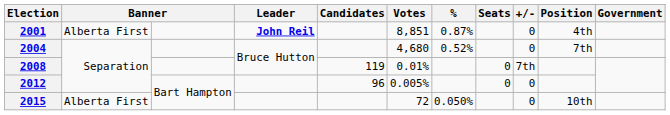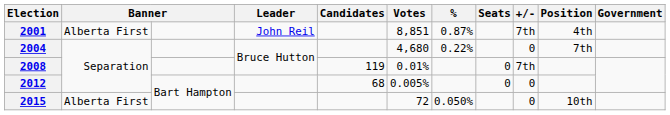(285, 31) bold -> (285, 31) normal
(532, 31) 0 -> (526, 31) 7th
(457, 48) 0.52% -> (457, 48) 0.22%
(378, 84) 96 -> (378, 84) 68
